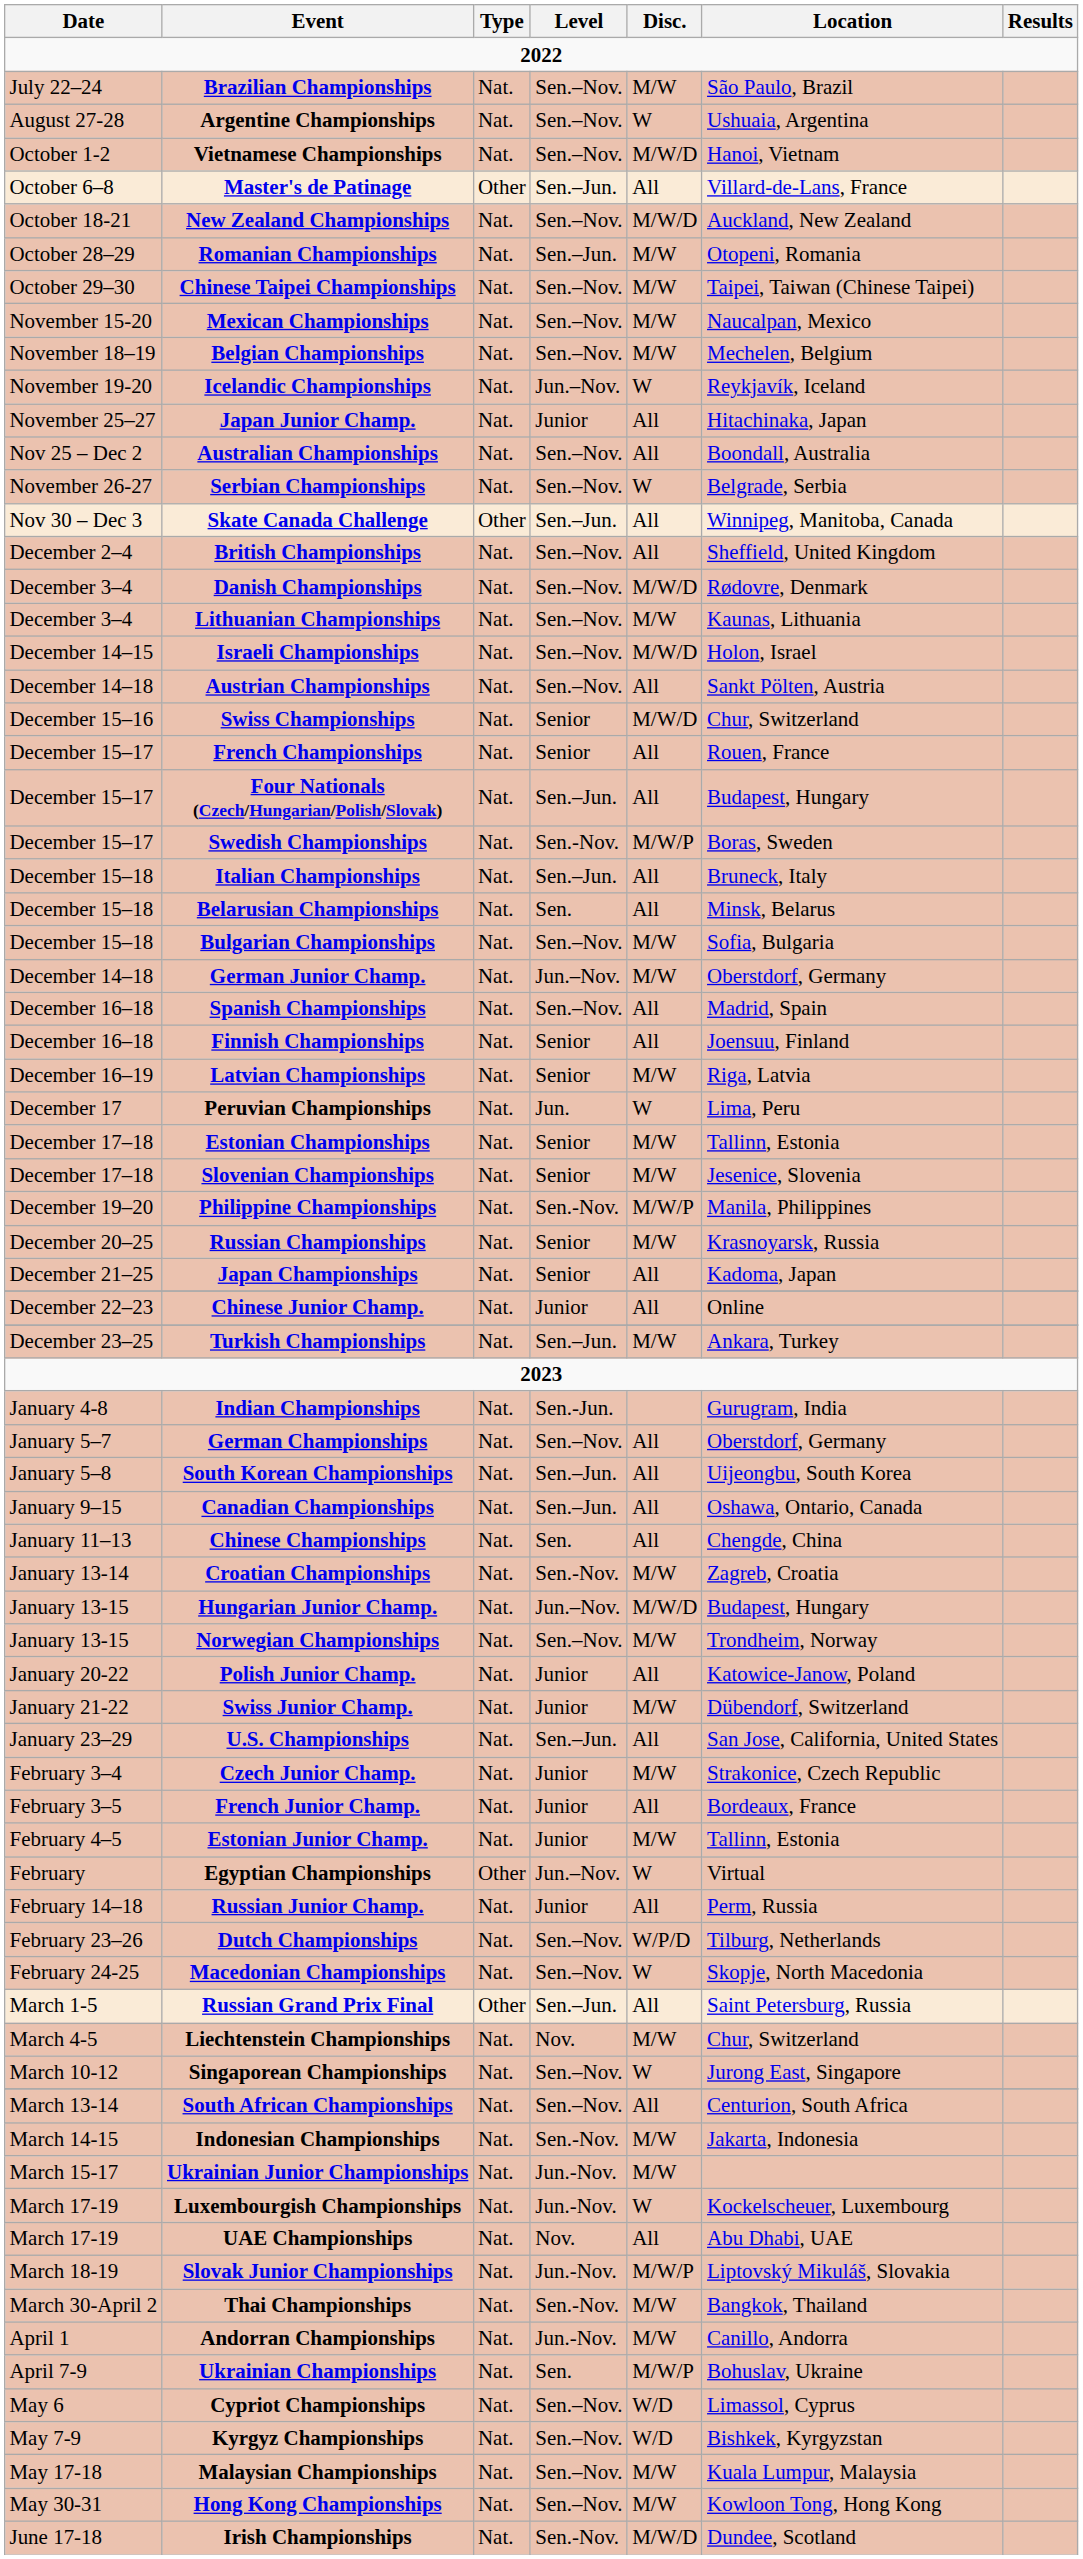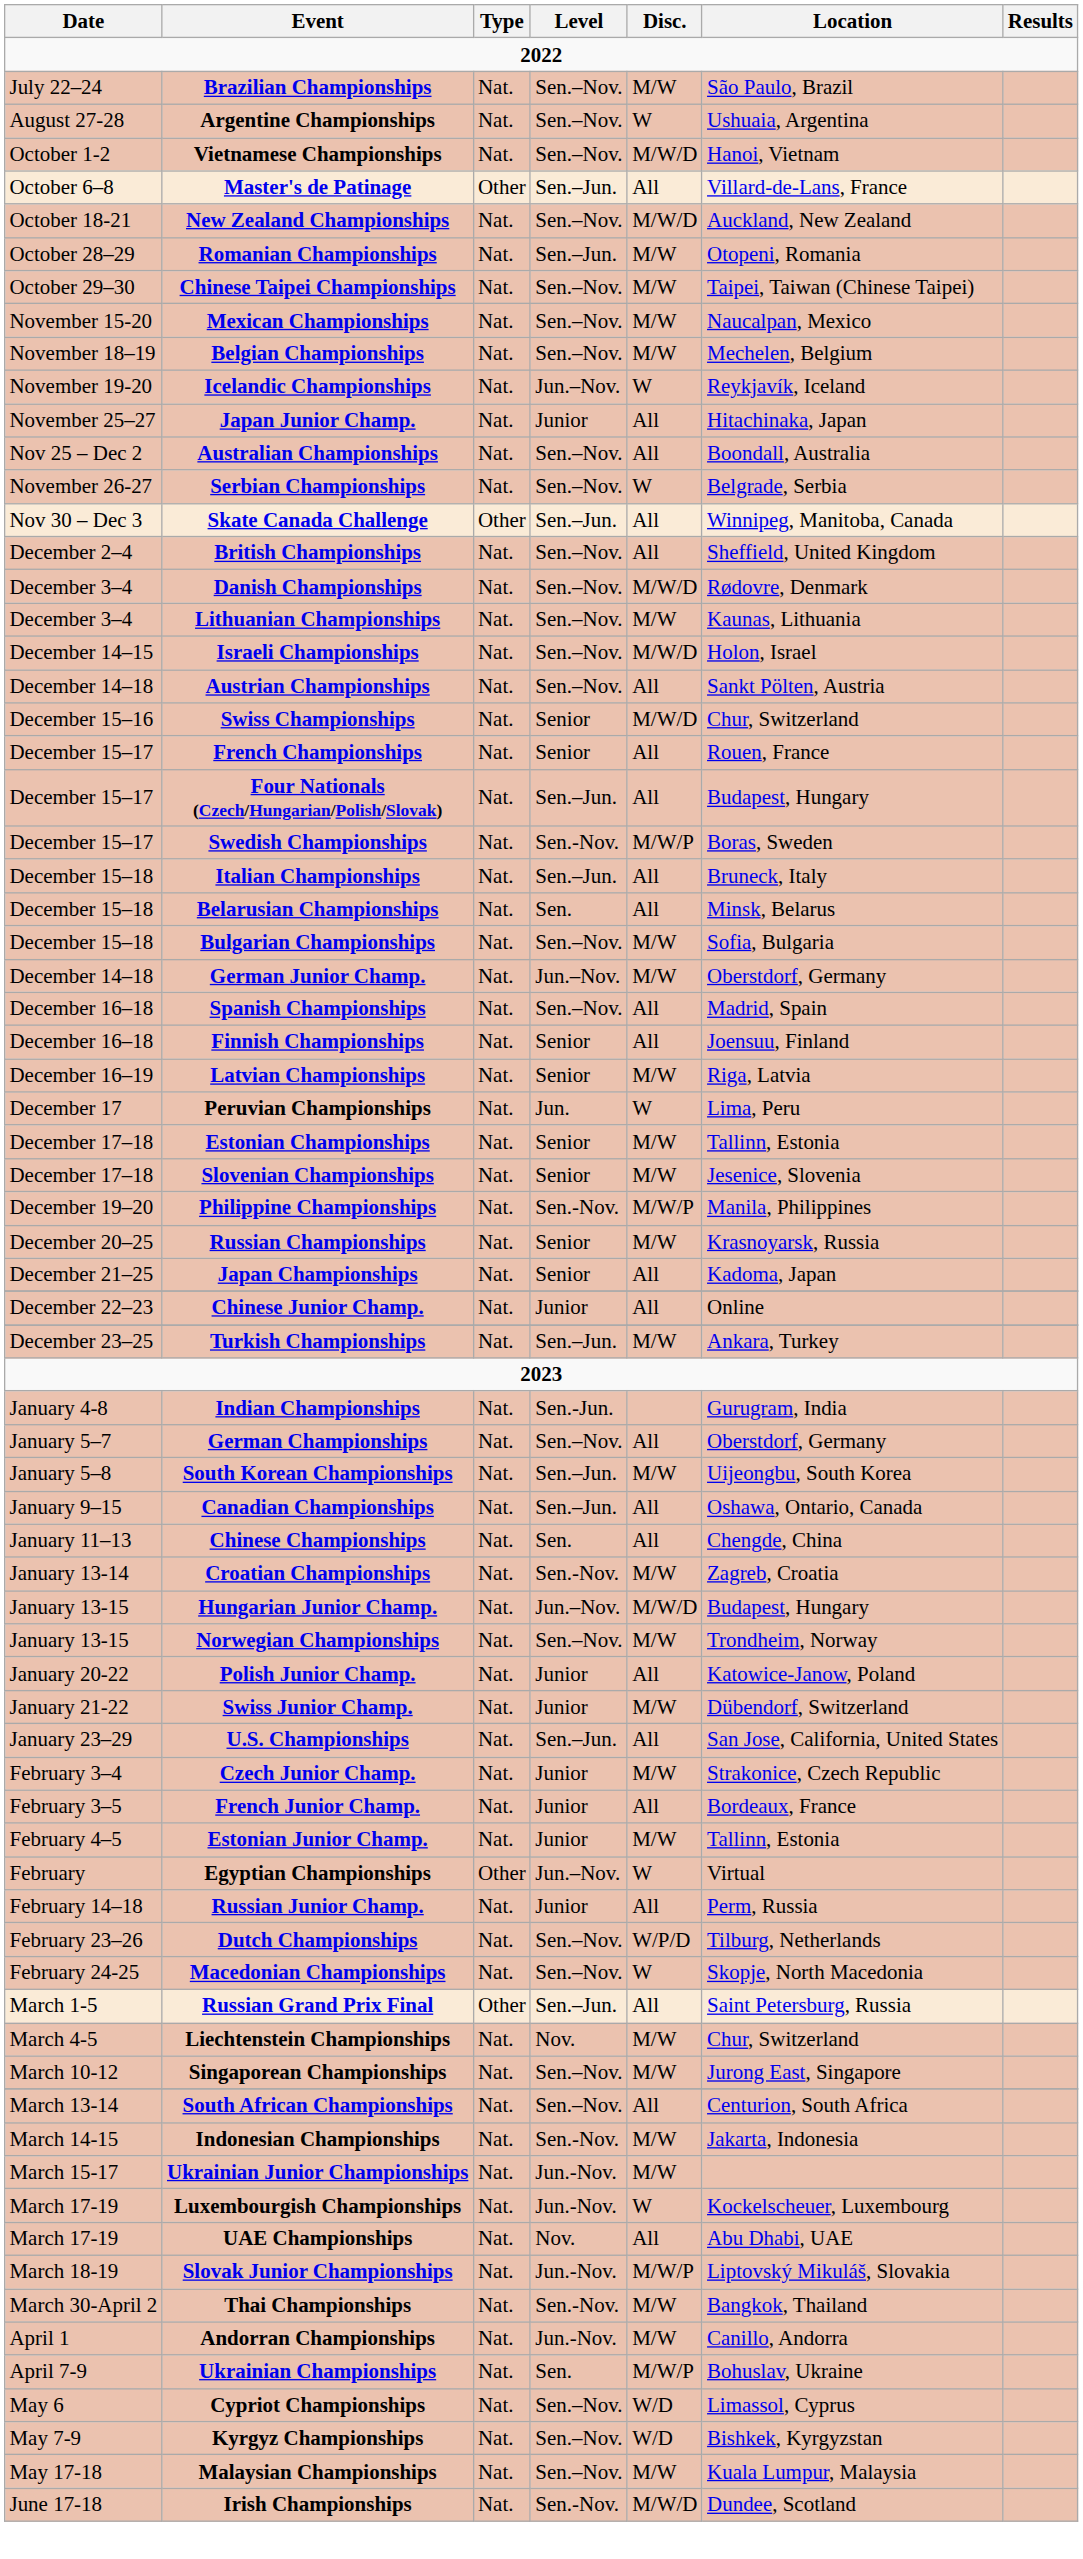(646, 1474) All -> (654, 1474) M/W
(642, 2072) W -> (654, 2072) M/W
- row: (318, 2504)
